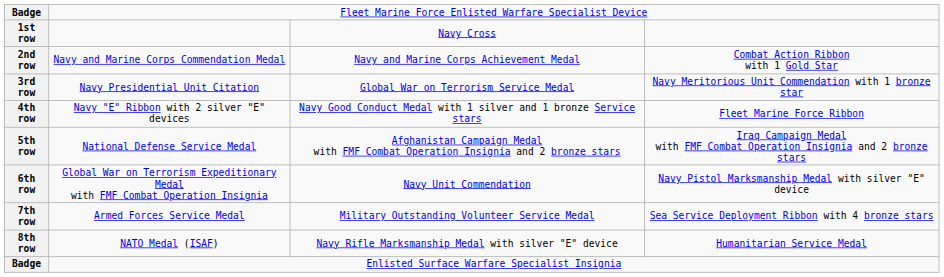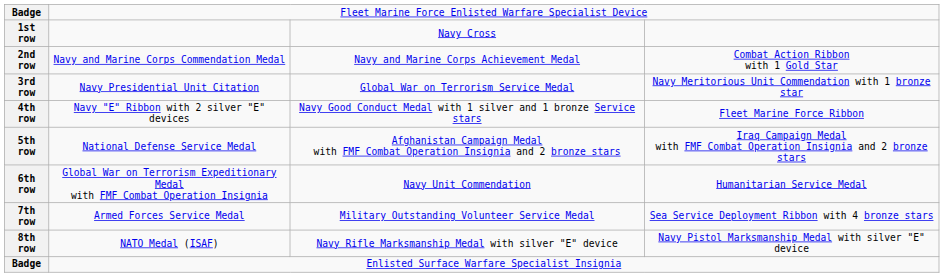(792, 184) Navy Pistol Marksmanship Medal with silver "E" device -> (792, 184) Humanitarian Service Medal
(792, 243) Humanitarian Service Medal -> (792, 243) Navy Pistol Marksmanship Medal with silver "E" device
